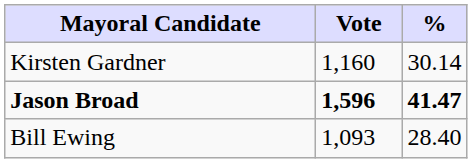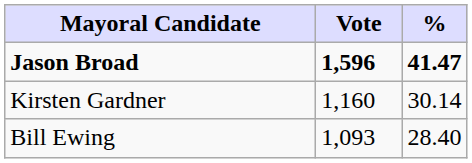rows swapped: (74, 99) <-> (88, 61)
